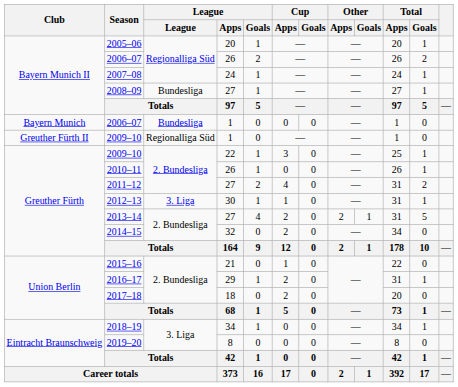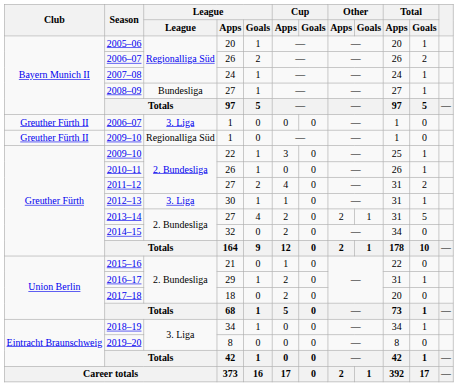(54, 122) Bayern Munich -> (54, 122) Greuther Fürth II
(180, 122) Bundesliga -> (180, 122) 3. Liga
